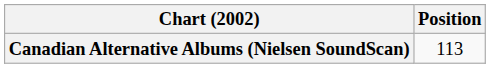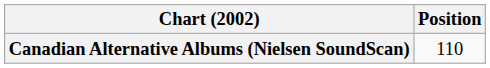(450, 48) 113 -> (450, 48) 110
